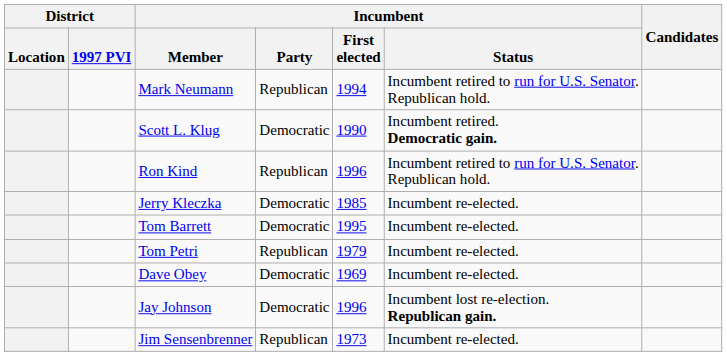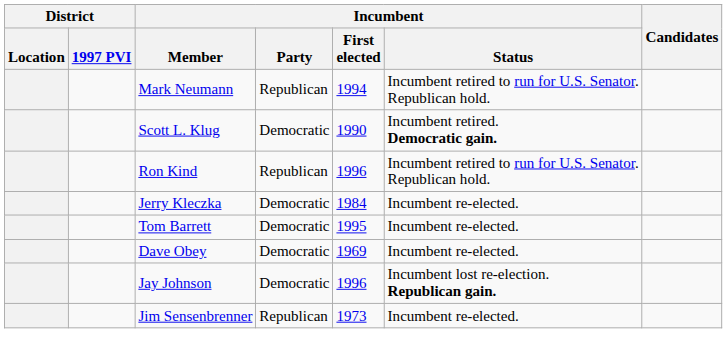(351, 203) 1985 -> (351, 203) 1984
- row: (168, 251)
